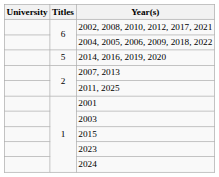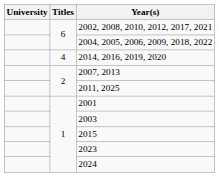(63, 57) 5 -> (63, 57) 4
